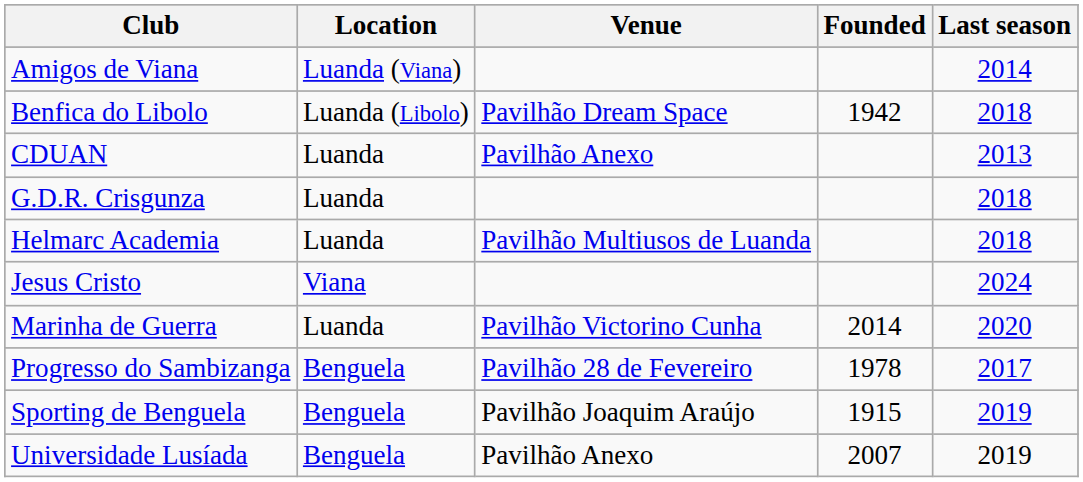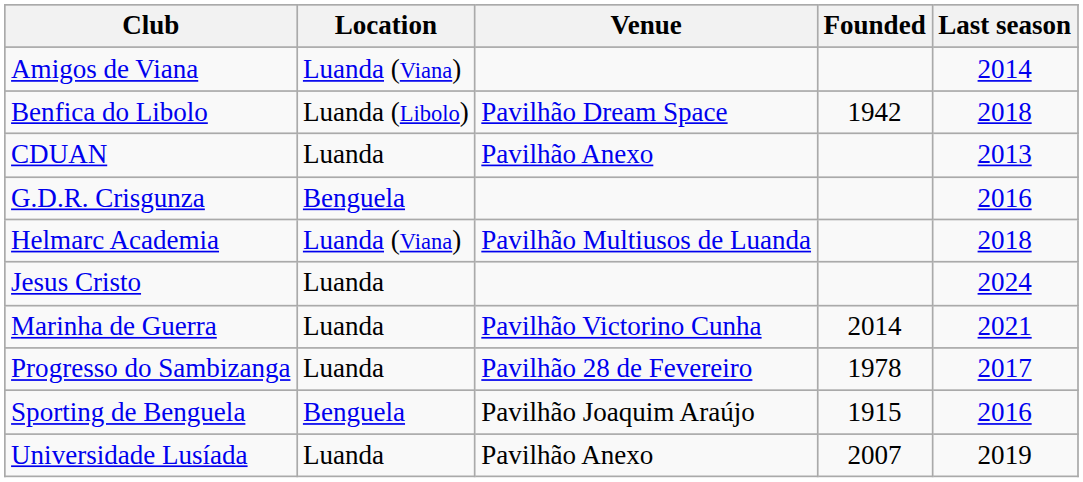(343, 197) Luanda -> (354, 197) Benguela
(1005, 197) 2018 -> (1005, 197) 2016
(343, 240) Luanda -> (382, 240) Luanda (Viana)
(334, 283) Viana -> (343, 283) Luanda
(1005, 326) 2020 -> (1005, 326) 2021
(354, 369) Benguela -> (343, 369) Luanda
(1005, 411) 2019 -> (1005, 411) 2016
(354, 454) Benguela -> (343, 454) Luanda
